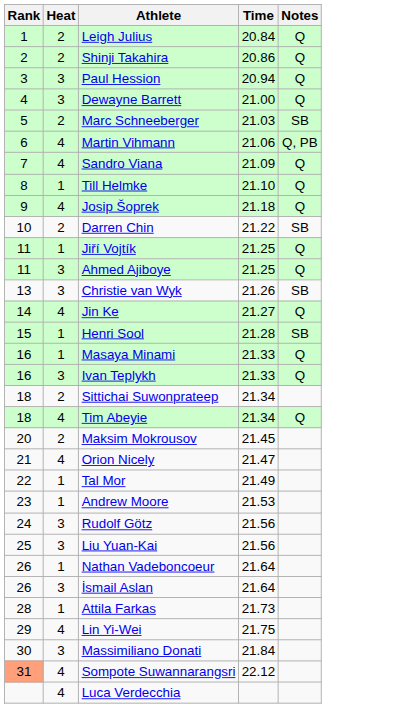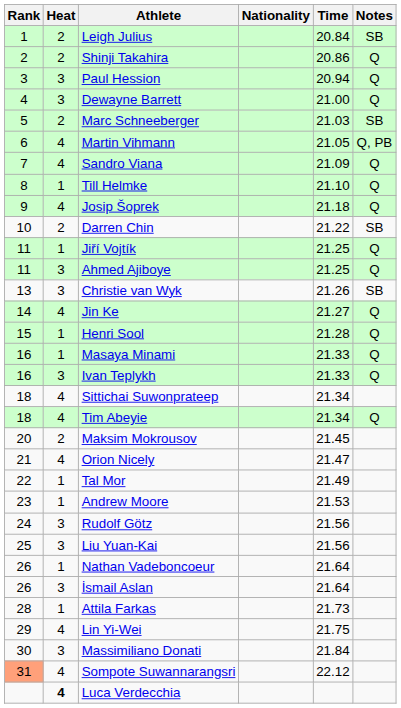+ column: (276, 15)
(300, 36) Q -> (374, 36) SB
(258, 142) 21.06 -> (333, 142) 21.05
(300, 333) SB -> (374, 333) Q
(61, 396) 2 -> (61, 396) 4
(61, 693) normal -> (61, 693) bold
